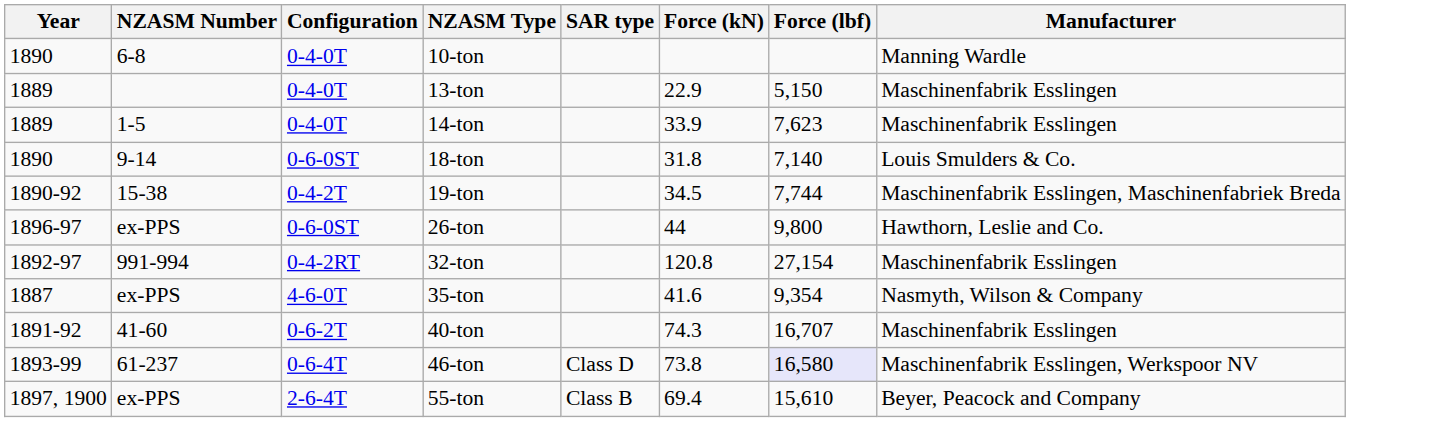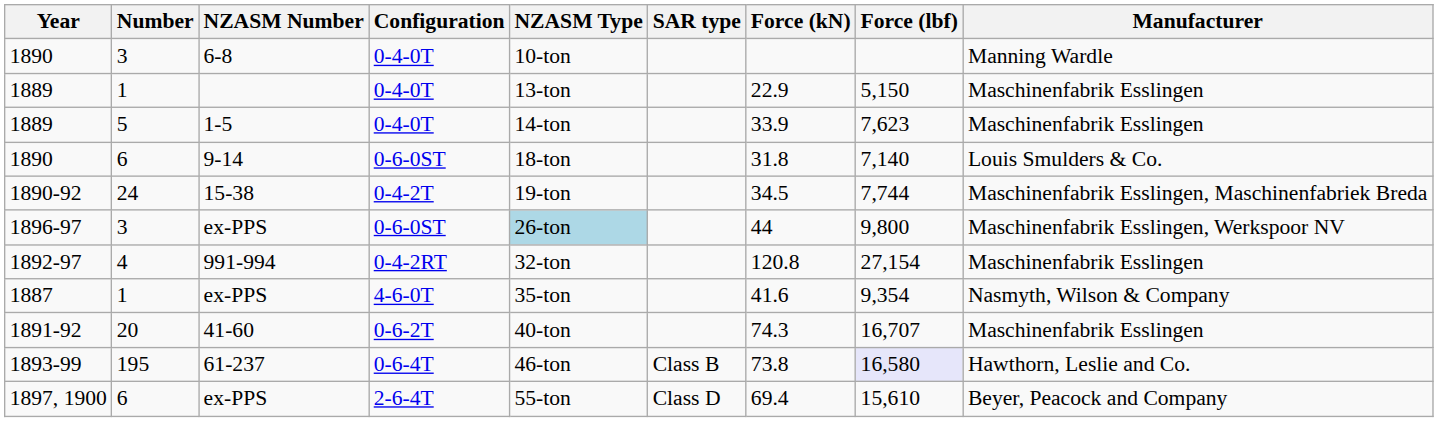+ column: (155, 21)
(456, 227) no background -> (543, 227) lightblue background
(992, 227) Hawthorn, Leslie and Co. -> (1156, 227) Maschinenfabrik Esslingen, Werkspoor NV
(600, 364) Class D -> (686, 364) Class B
(1070, 364) Maschinenfabrik Esslingen, Werkspoor NV -> (1079, 364) Hawthorn, Leslie and Co.
(599, 398) Class B -> (687, 398) Class D
